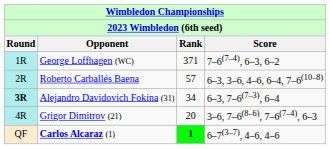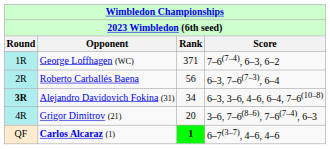(191, 79) 57 -> (191, 79) 56
(265, 79) 6–3, 3–6, 4–6, 6–4, 7–6(10–8) -> (243, 79) 6–3, 7–6(7–3), 6–4
(243, 97) 6–3, 7–6(7–3), 6–4 -> (265, 97) 6–3, 3–6, 4–6, 6–4, 7–6(10–8)
